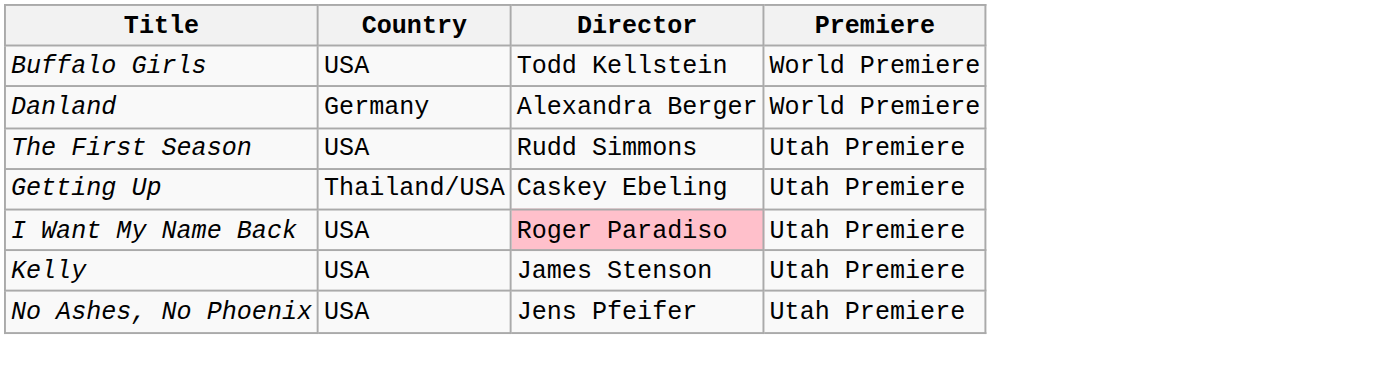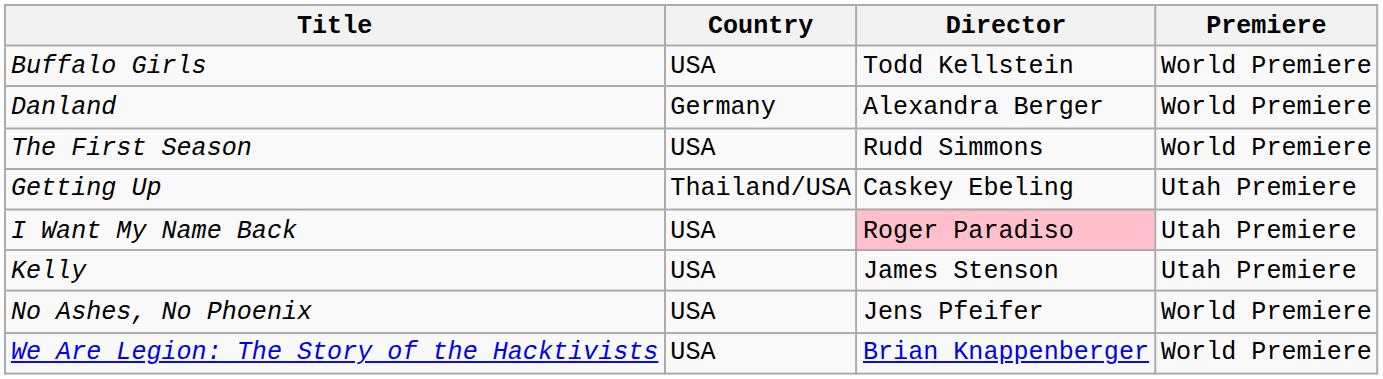(867, 148) Utah Premiere -> (1266, 148) World Premiere
(867, 312) Utah Premiere -> (1266, 312) World Premiere
+ row: (335, 353)
